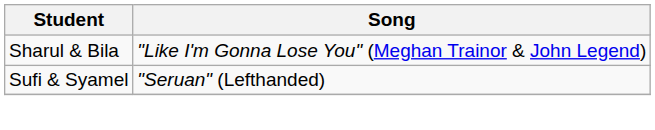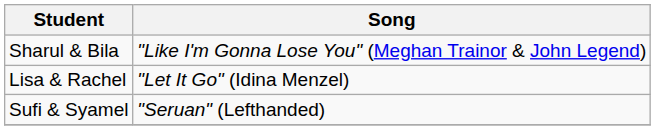+ row: (68, 80)
